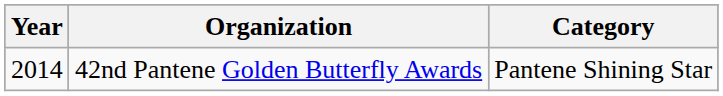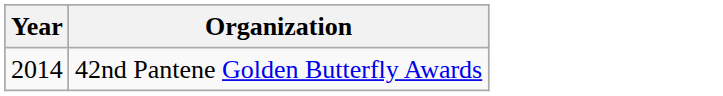- column: (603, 26)
